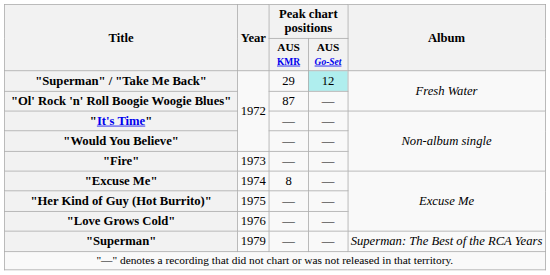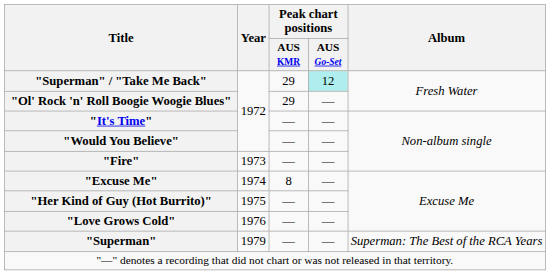(289, 101) 87 -> (289, 101) 29
